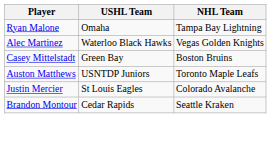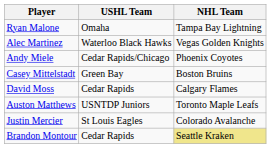+ row: (30, 58)
+ row: (30, 89)
(205, 105) no background -> (205, 136) khaki background
